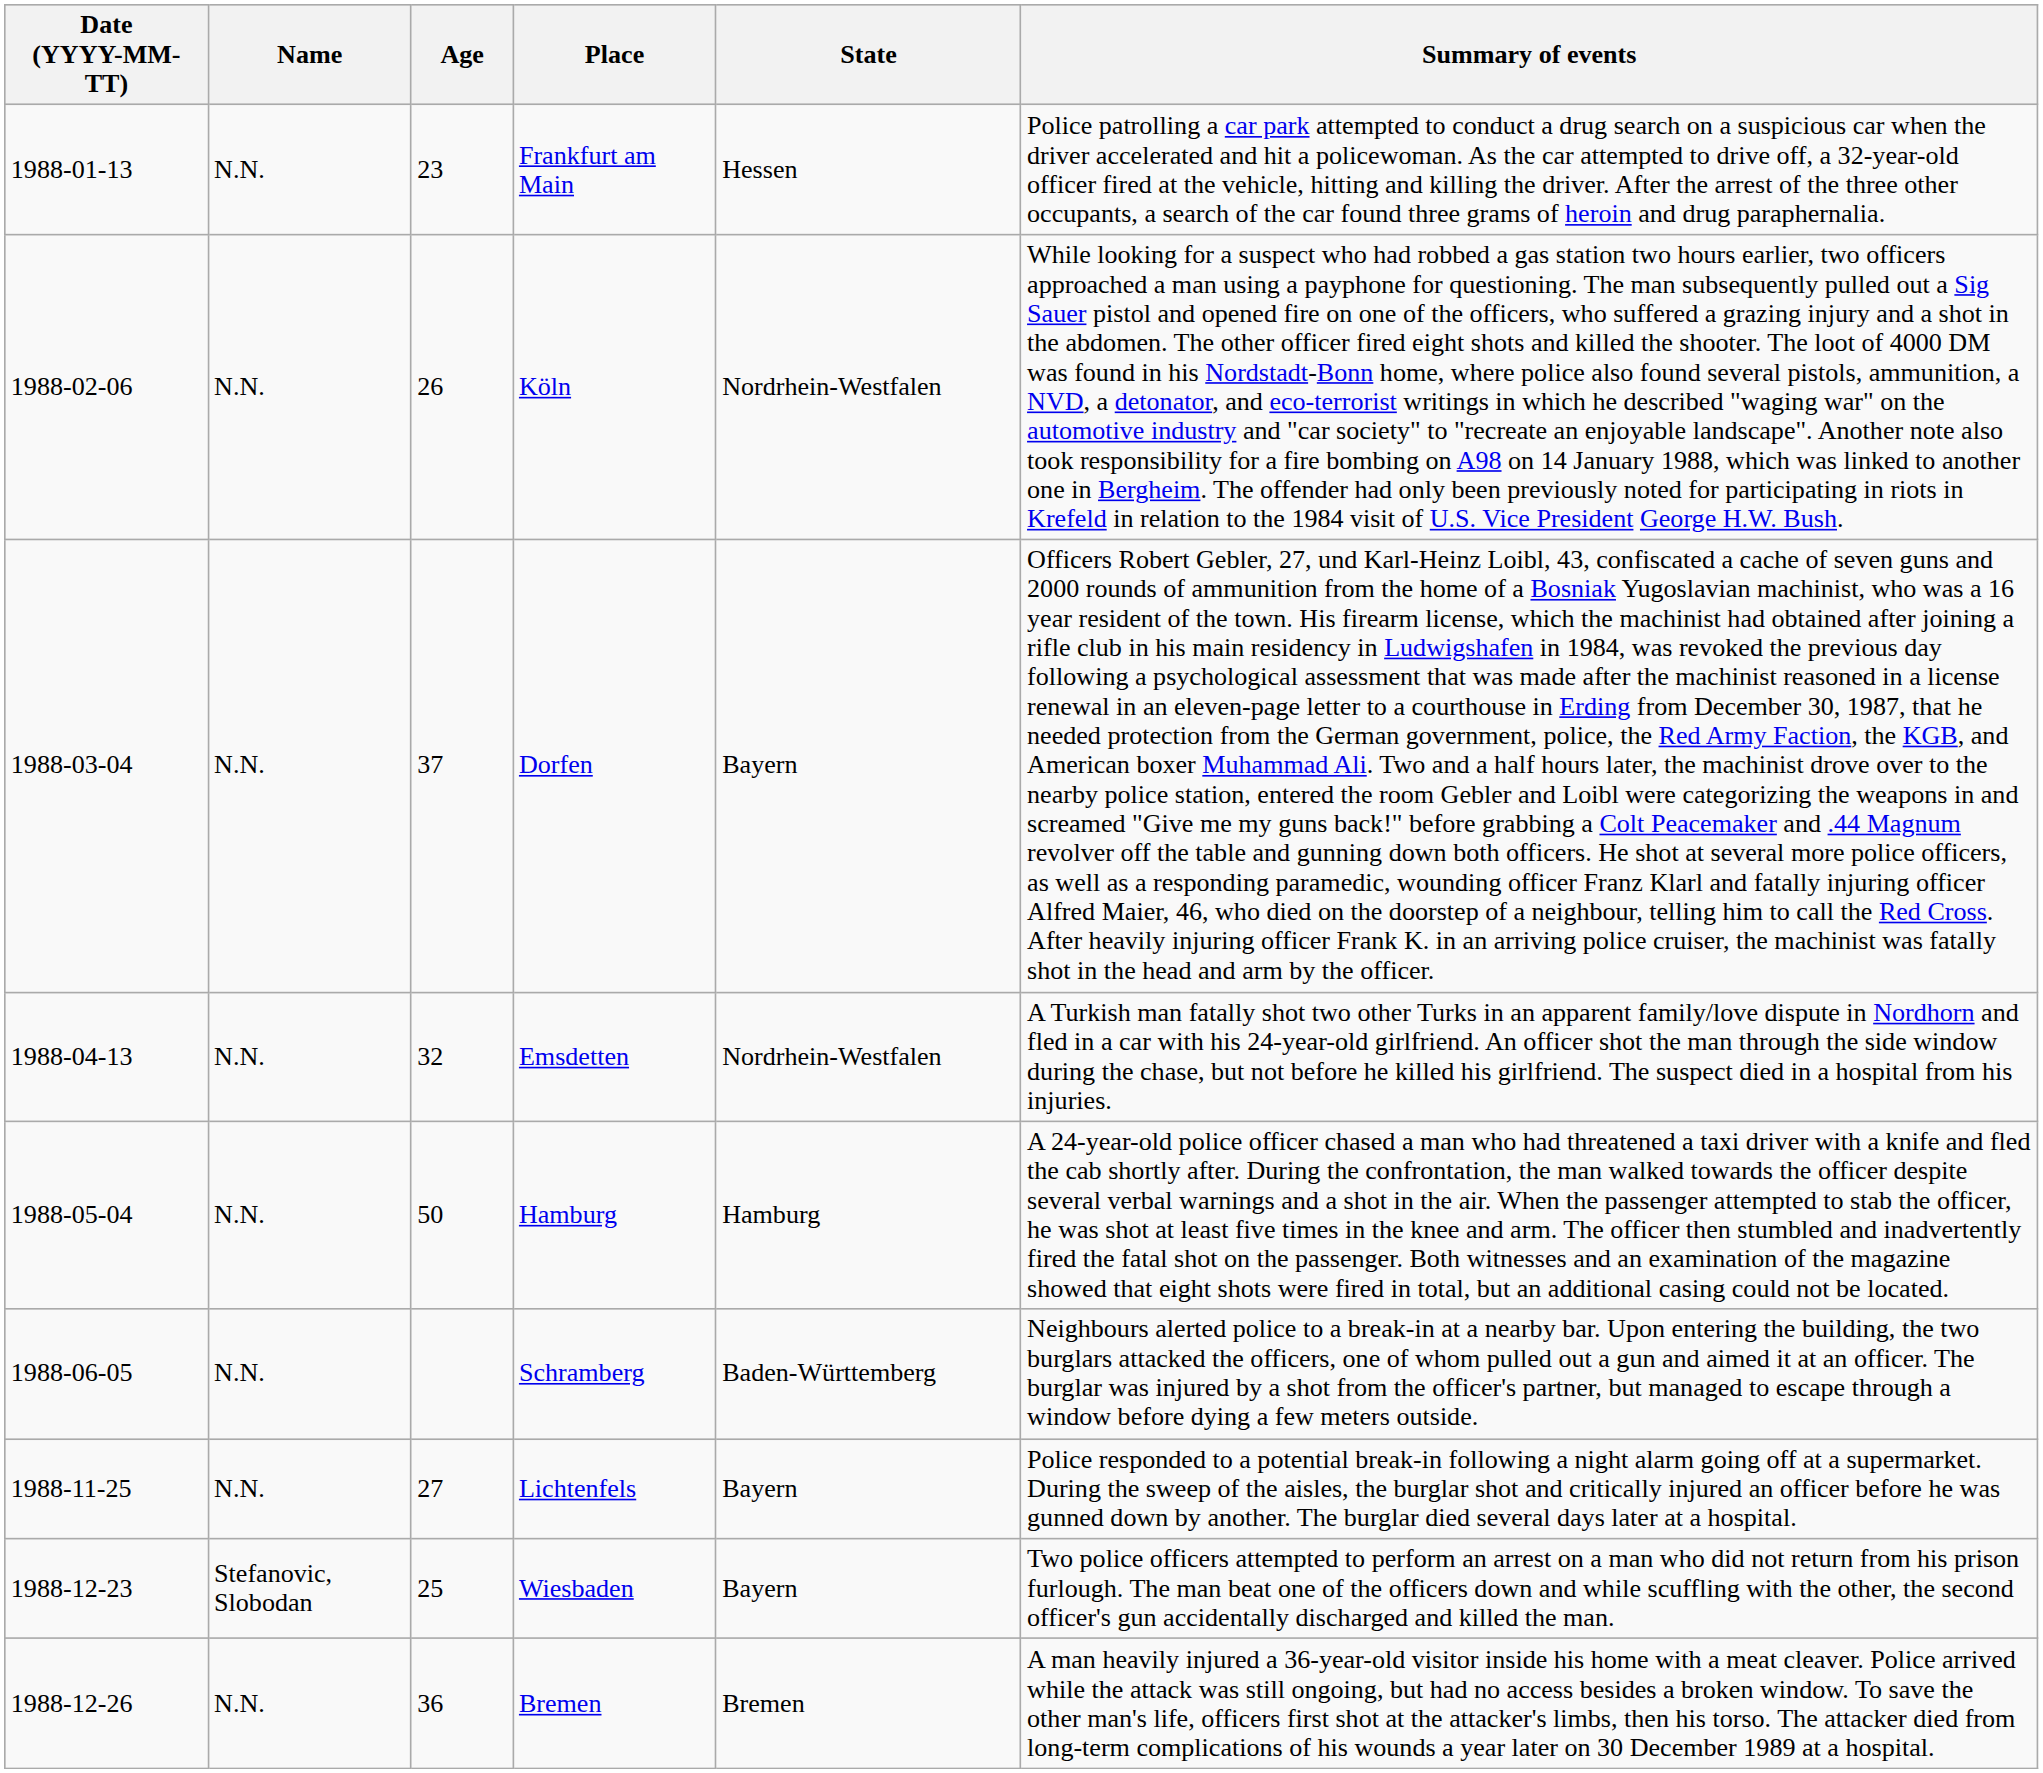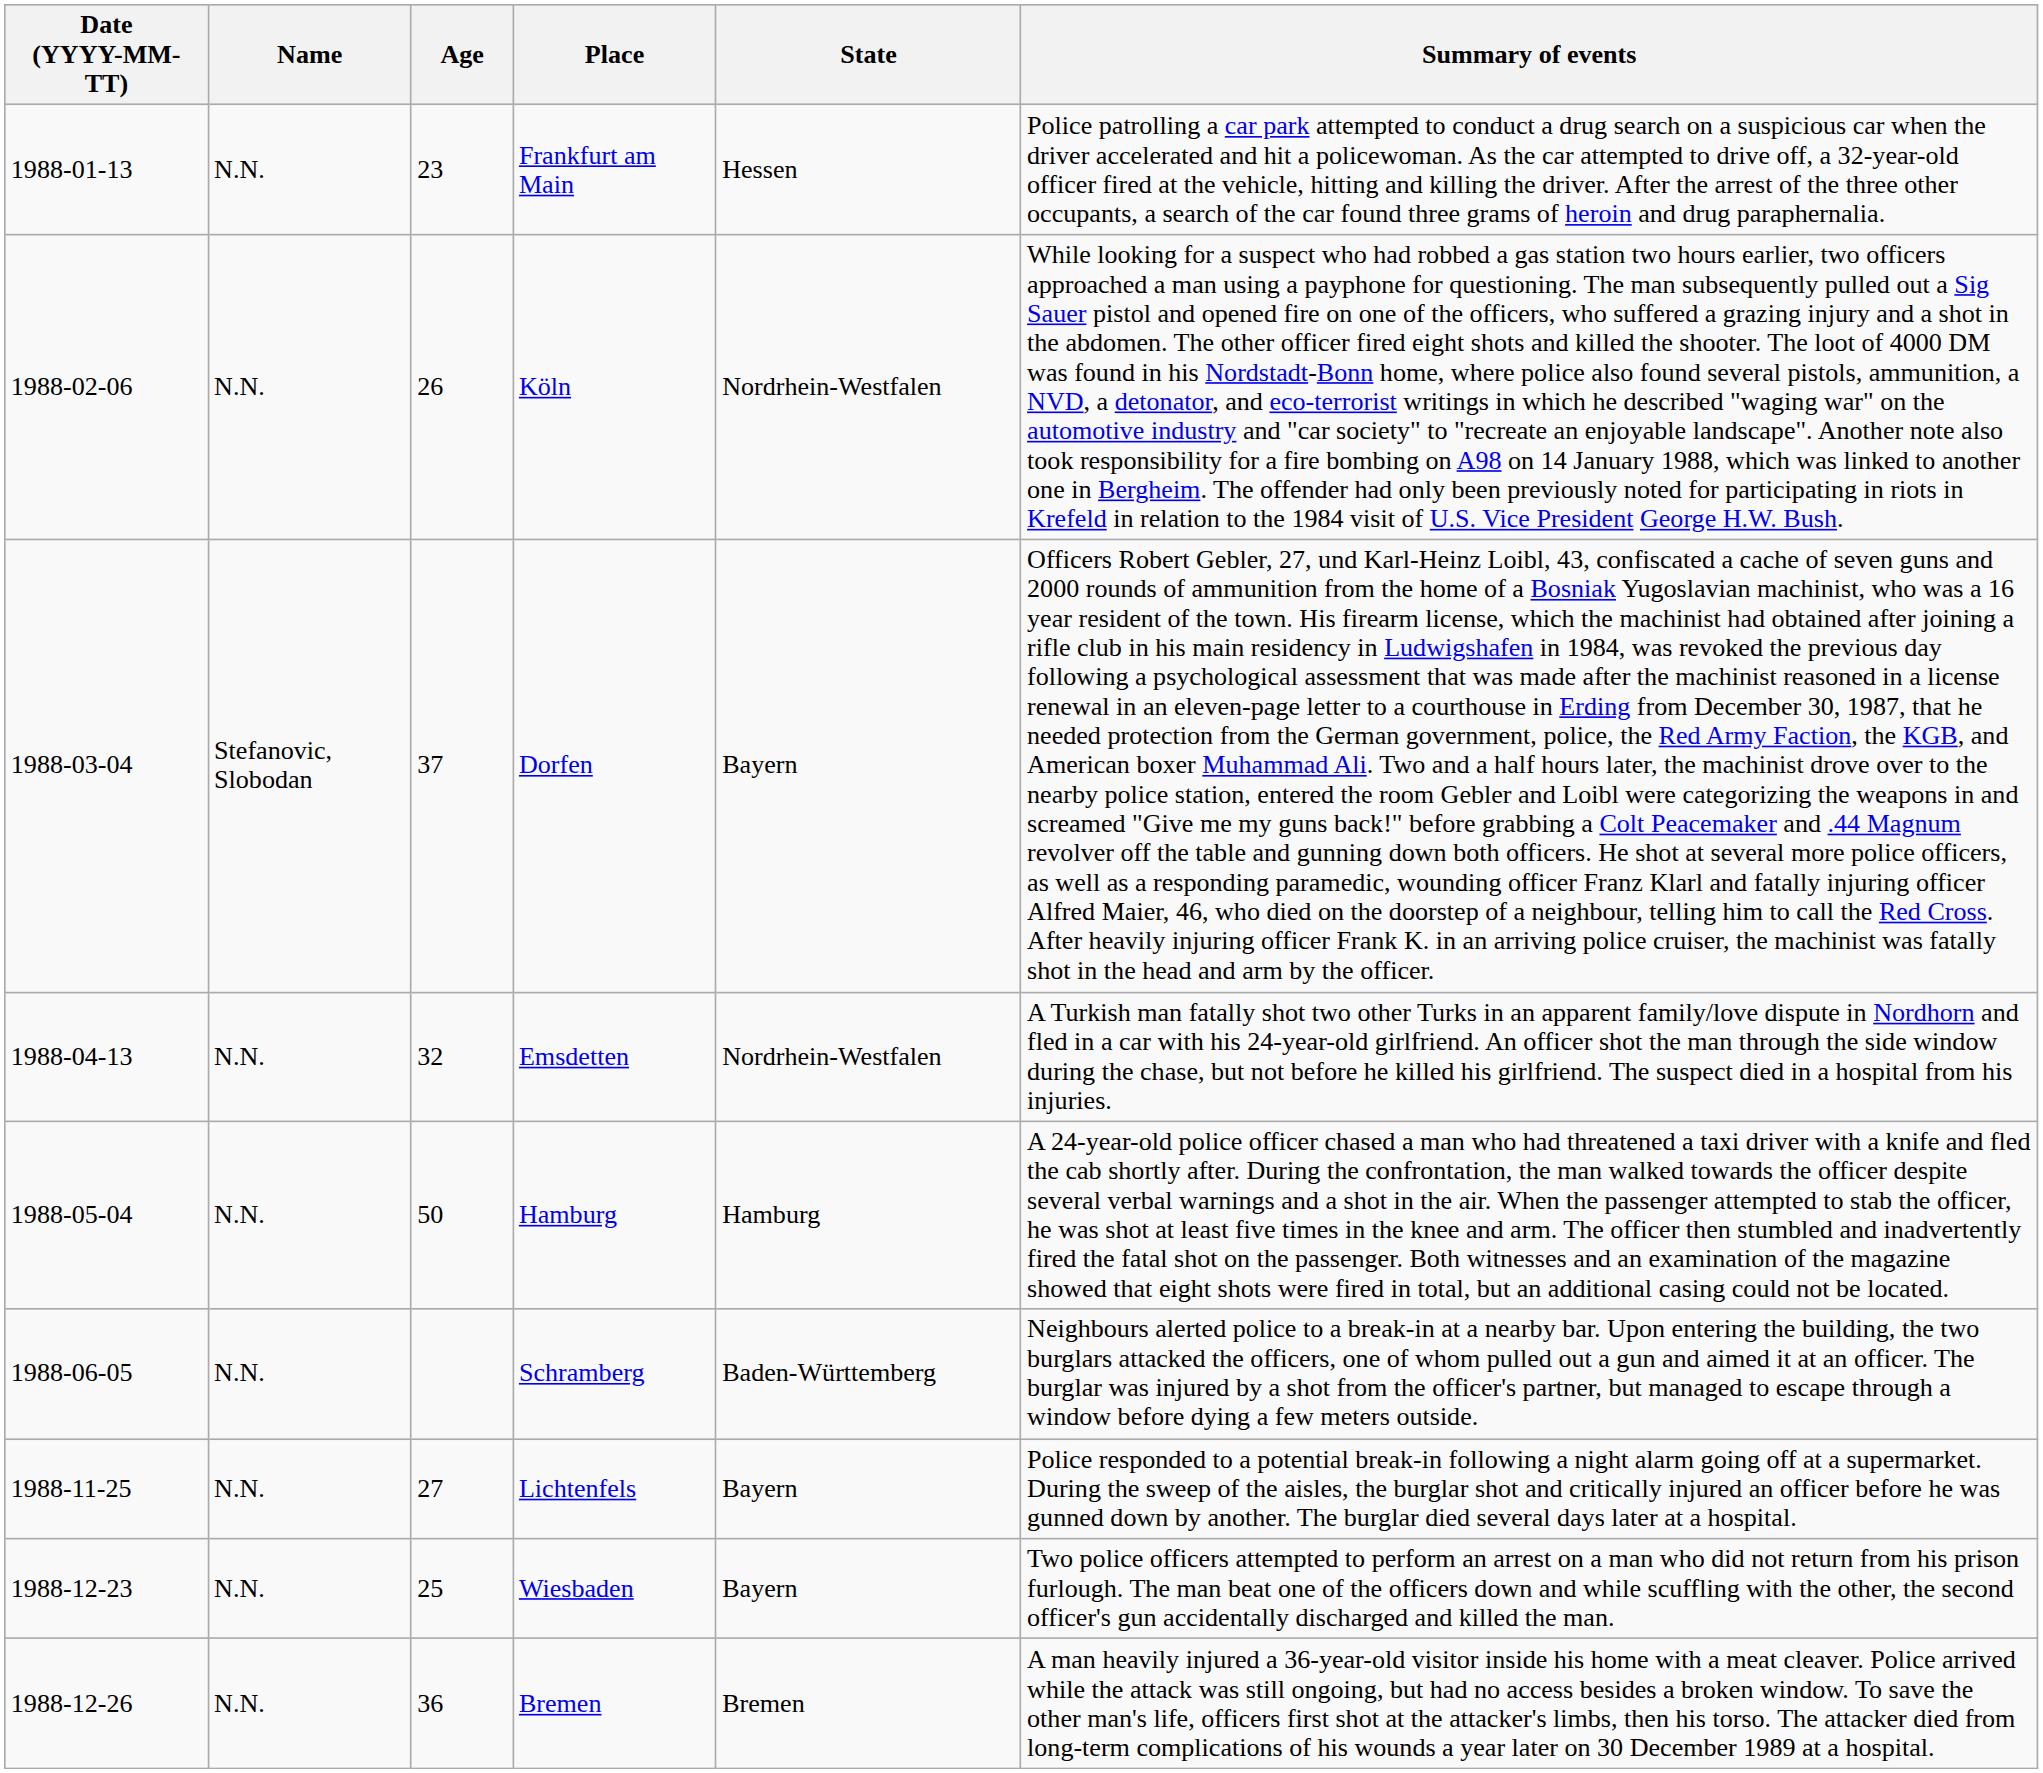(239, 765) N.N. -> (273, 765) Stefanovic, Slobodan
(273, 1588) Stefanovic, Slobodan -> (239, 1588) N.N.
